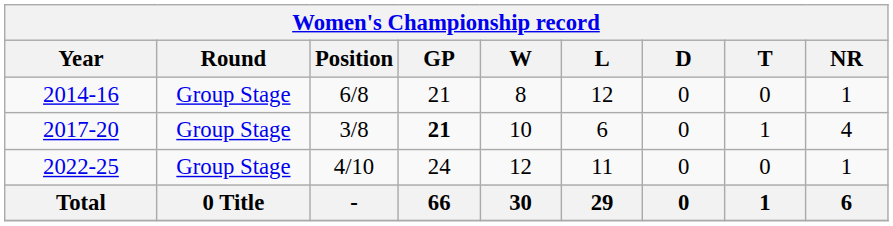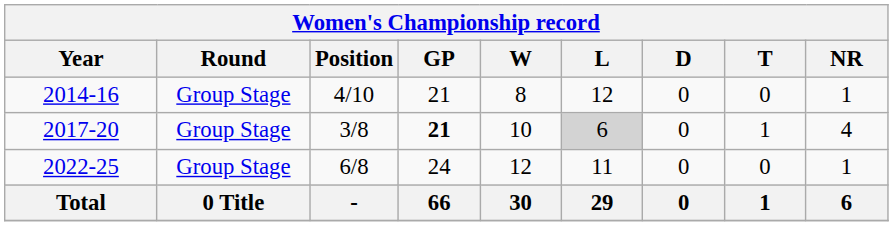(354, 94) 6/8 -> (354, 94) 4/10
(602, 130) no background -> (602, 130) lightgrey background
(354, 166) 4/10 -> (354, 166) 6/8
